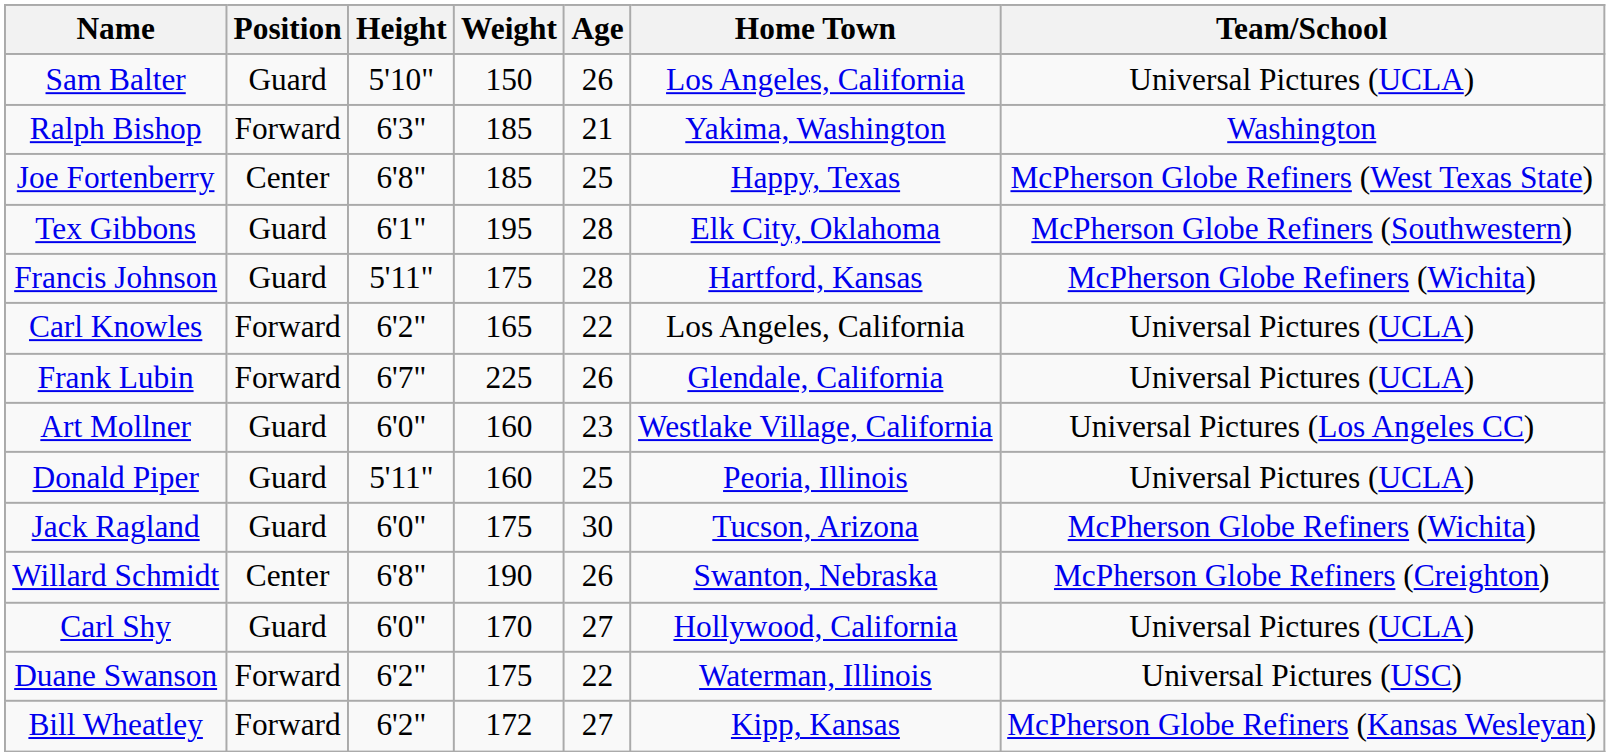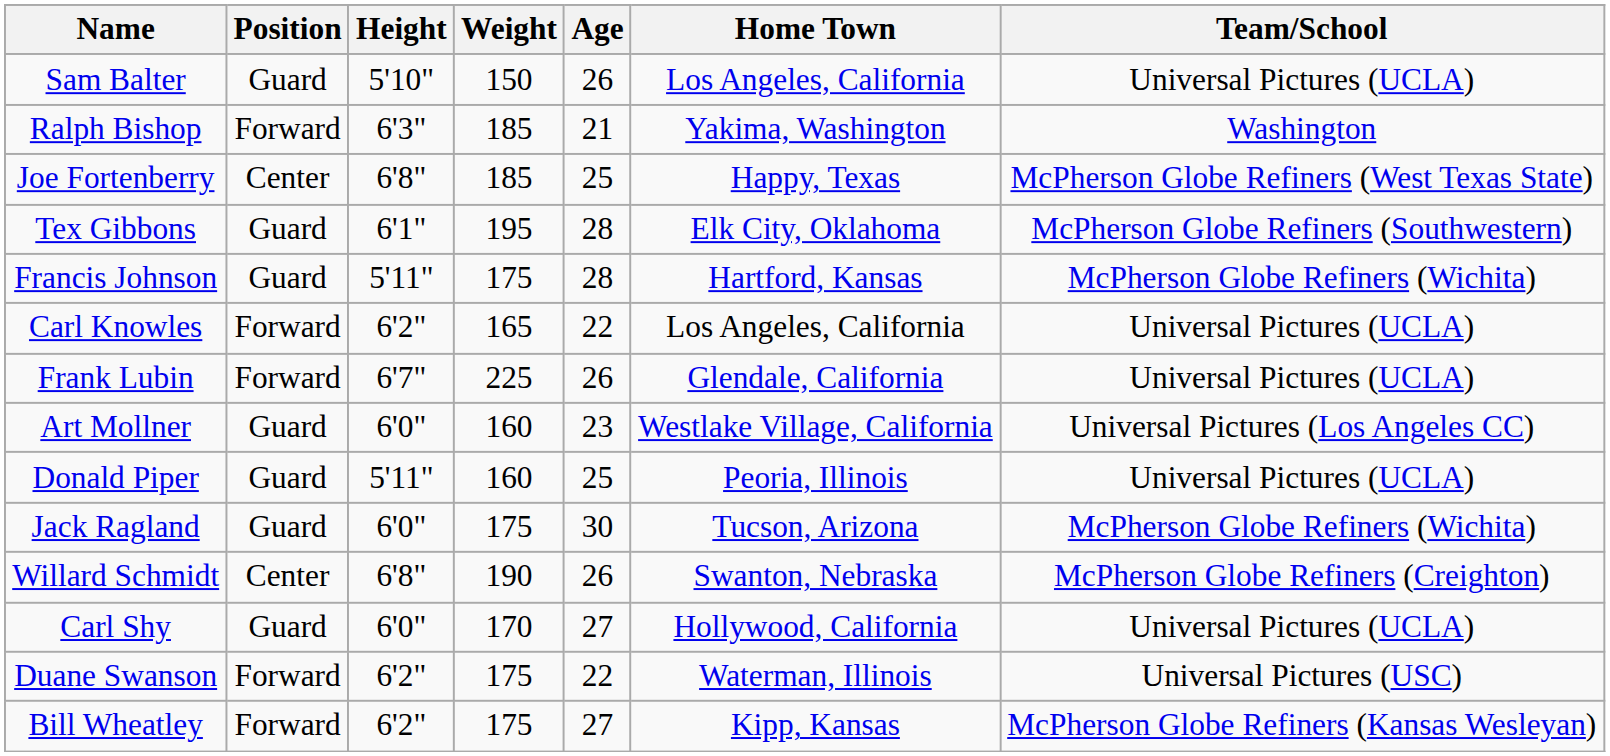(509, 725) 172 -> (509, 725) 175
